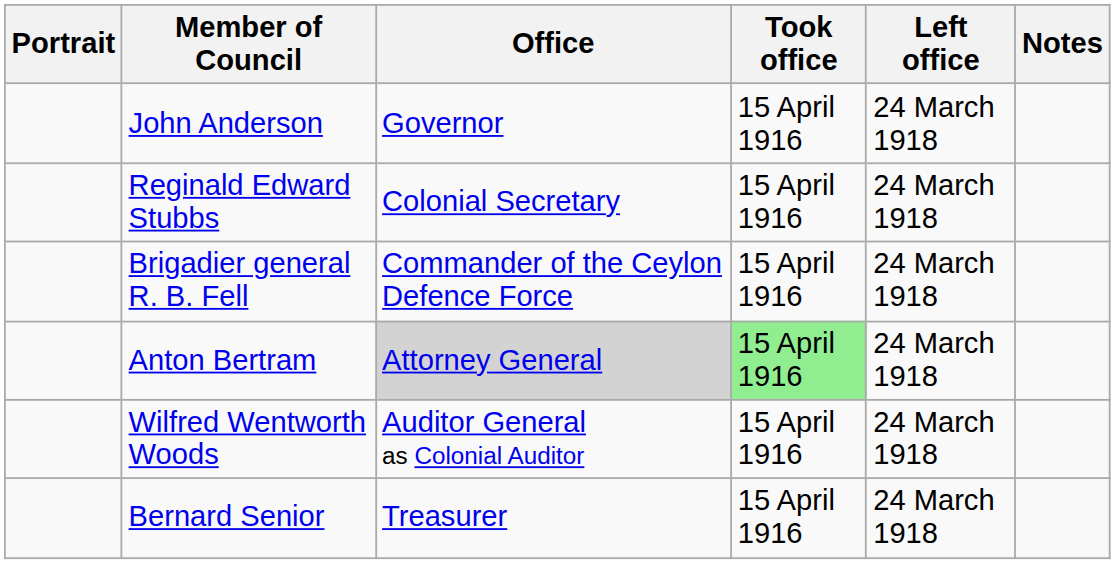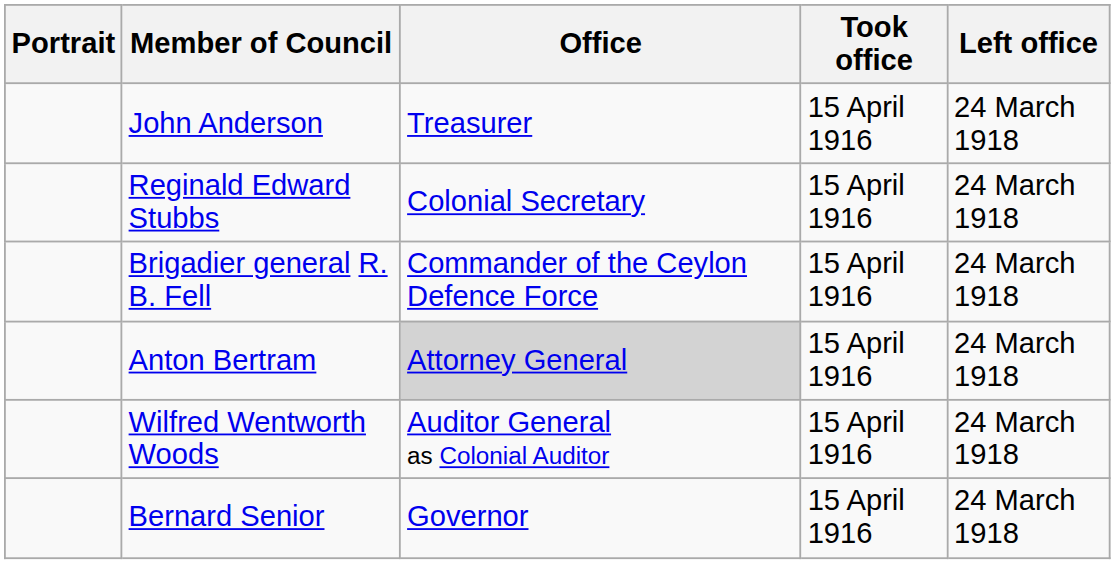- column: (1062, 43)
(443, 122) Governor -> (470, 122) Treasurer
(786, 359) lightgreen background -> (856, 359) no background
(445, 517) Treasurer -> (468, 517) Governor
